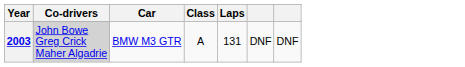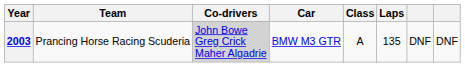+ column: (113, 13)
(232, 42) 131 -> (392, 42) 135
